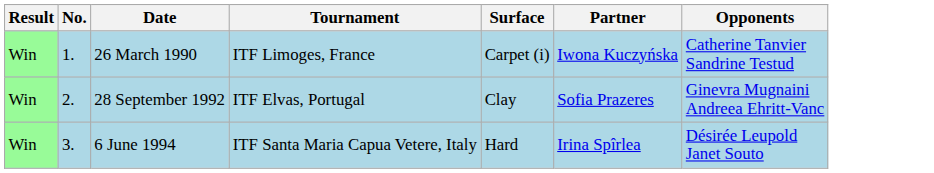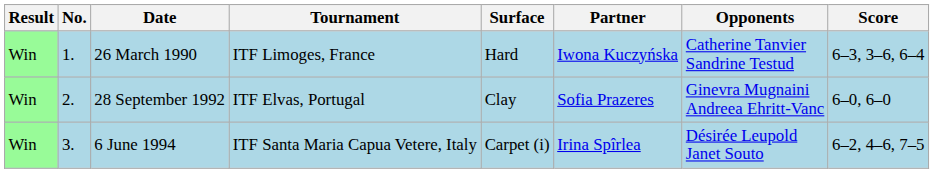+ column: (878, 17)
(517, 53) Carpet (i) -> (501, 53) Hard
(501, 145) Hard -> (517, 145) Carpet (i)
